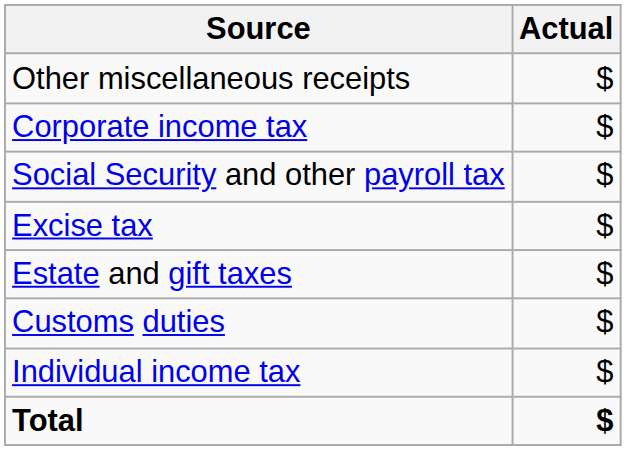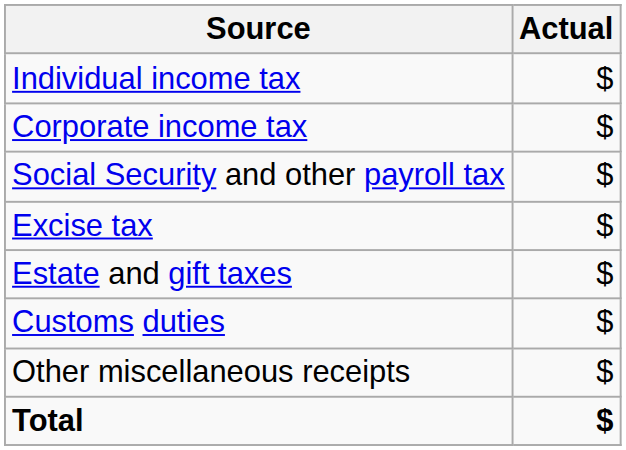rows swapped: (156, 371) <-> (211, 77)
